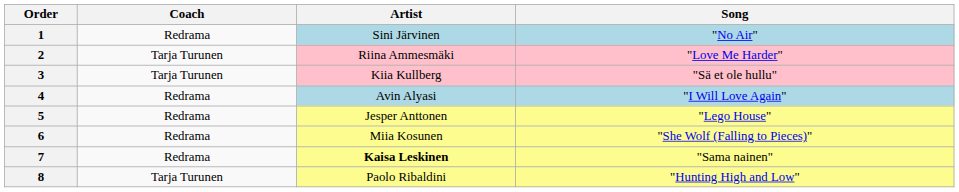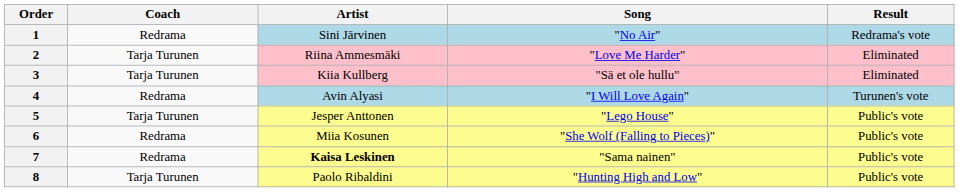+ column: (891, 14)
(187, 116) Redrama -> (163, 116) Tarja Turunen
